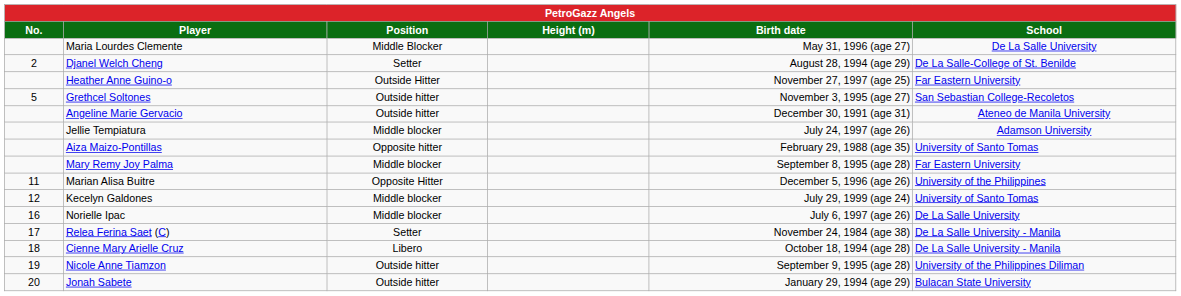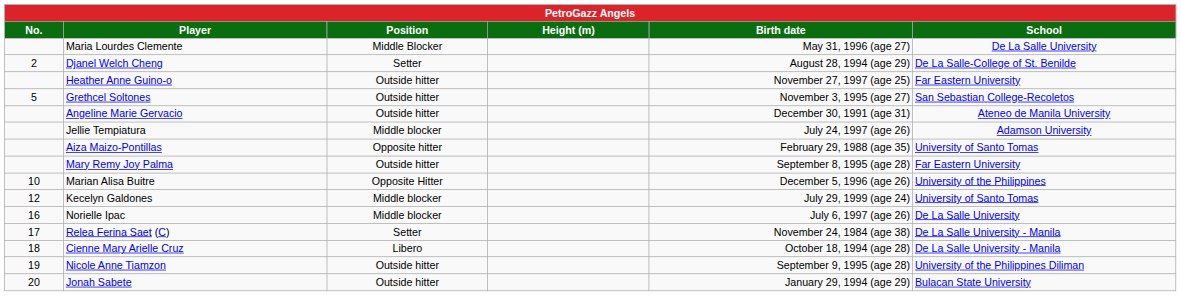(407, 81) Outside Hitter -> (407, 81) Outside hitter
(407, 165) Middle blocker -> (407, 165) Outside hitter
(34, 182) 11 -> (34, 182) 10
